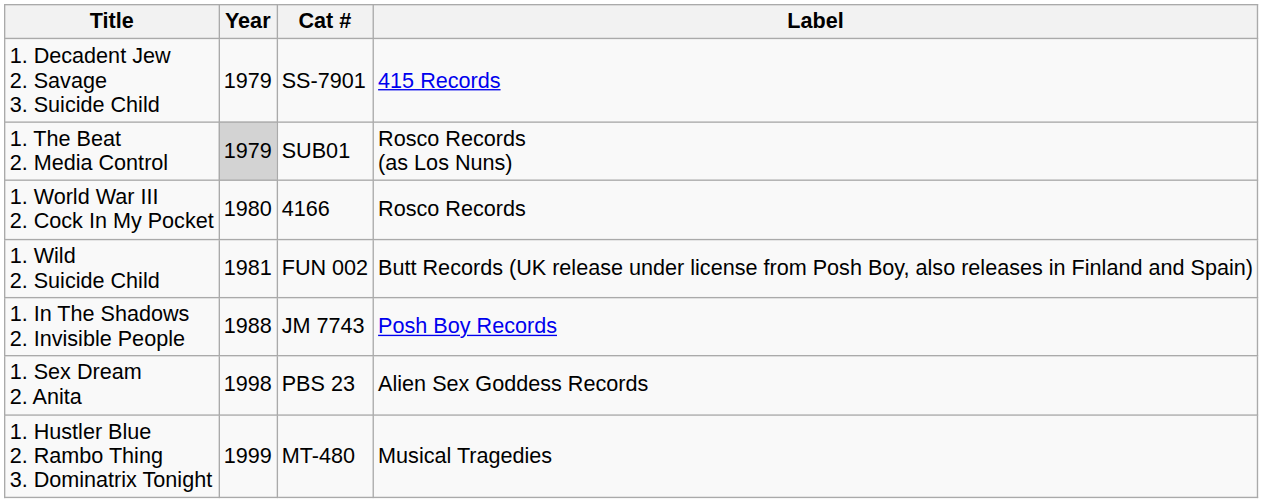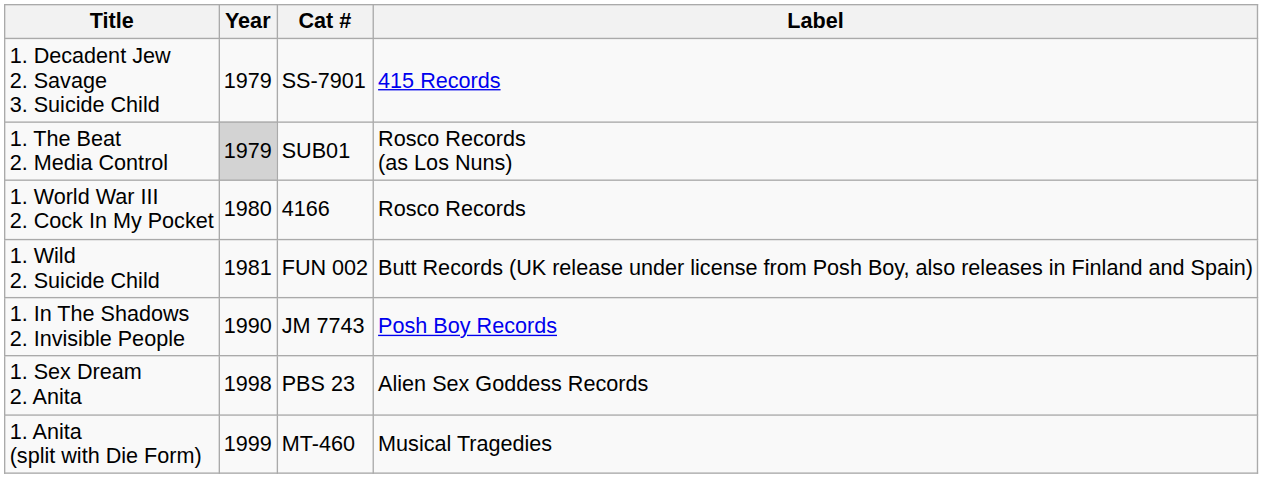(248, 326) 1988 -> (248, 326) 1990
+ row: (106, 443)
- row: (111, 455)
